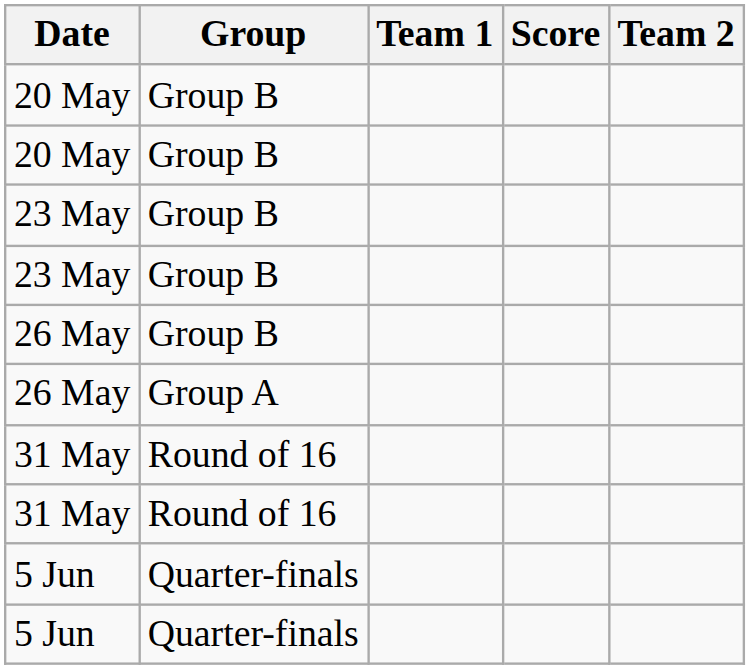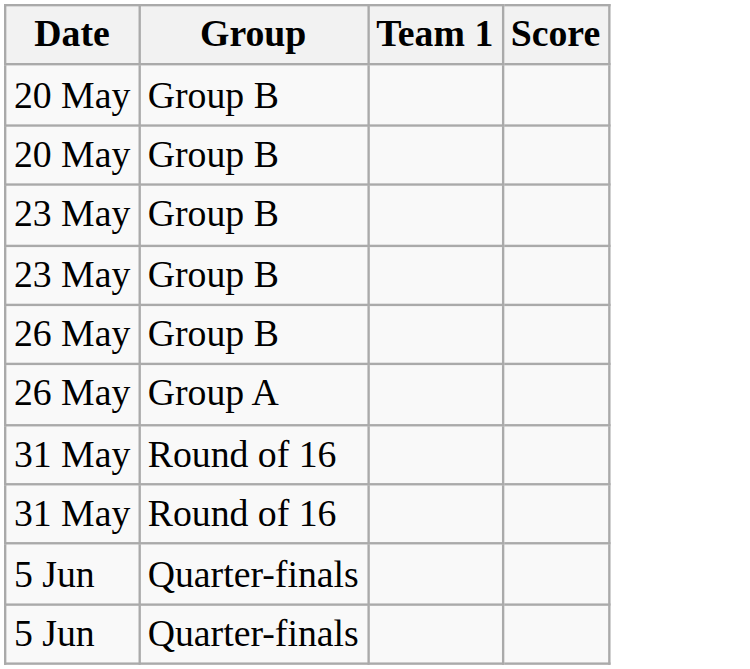- column: (676, 34)
